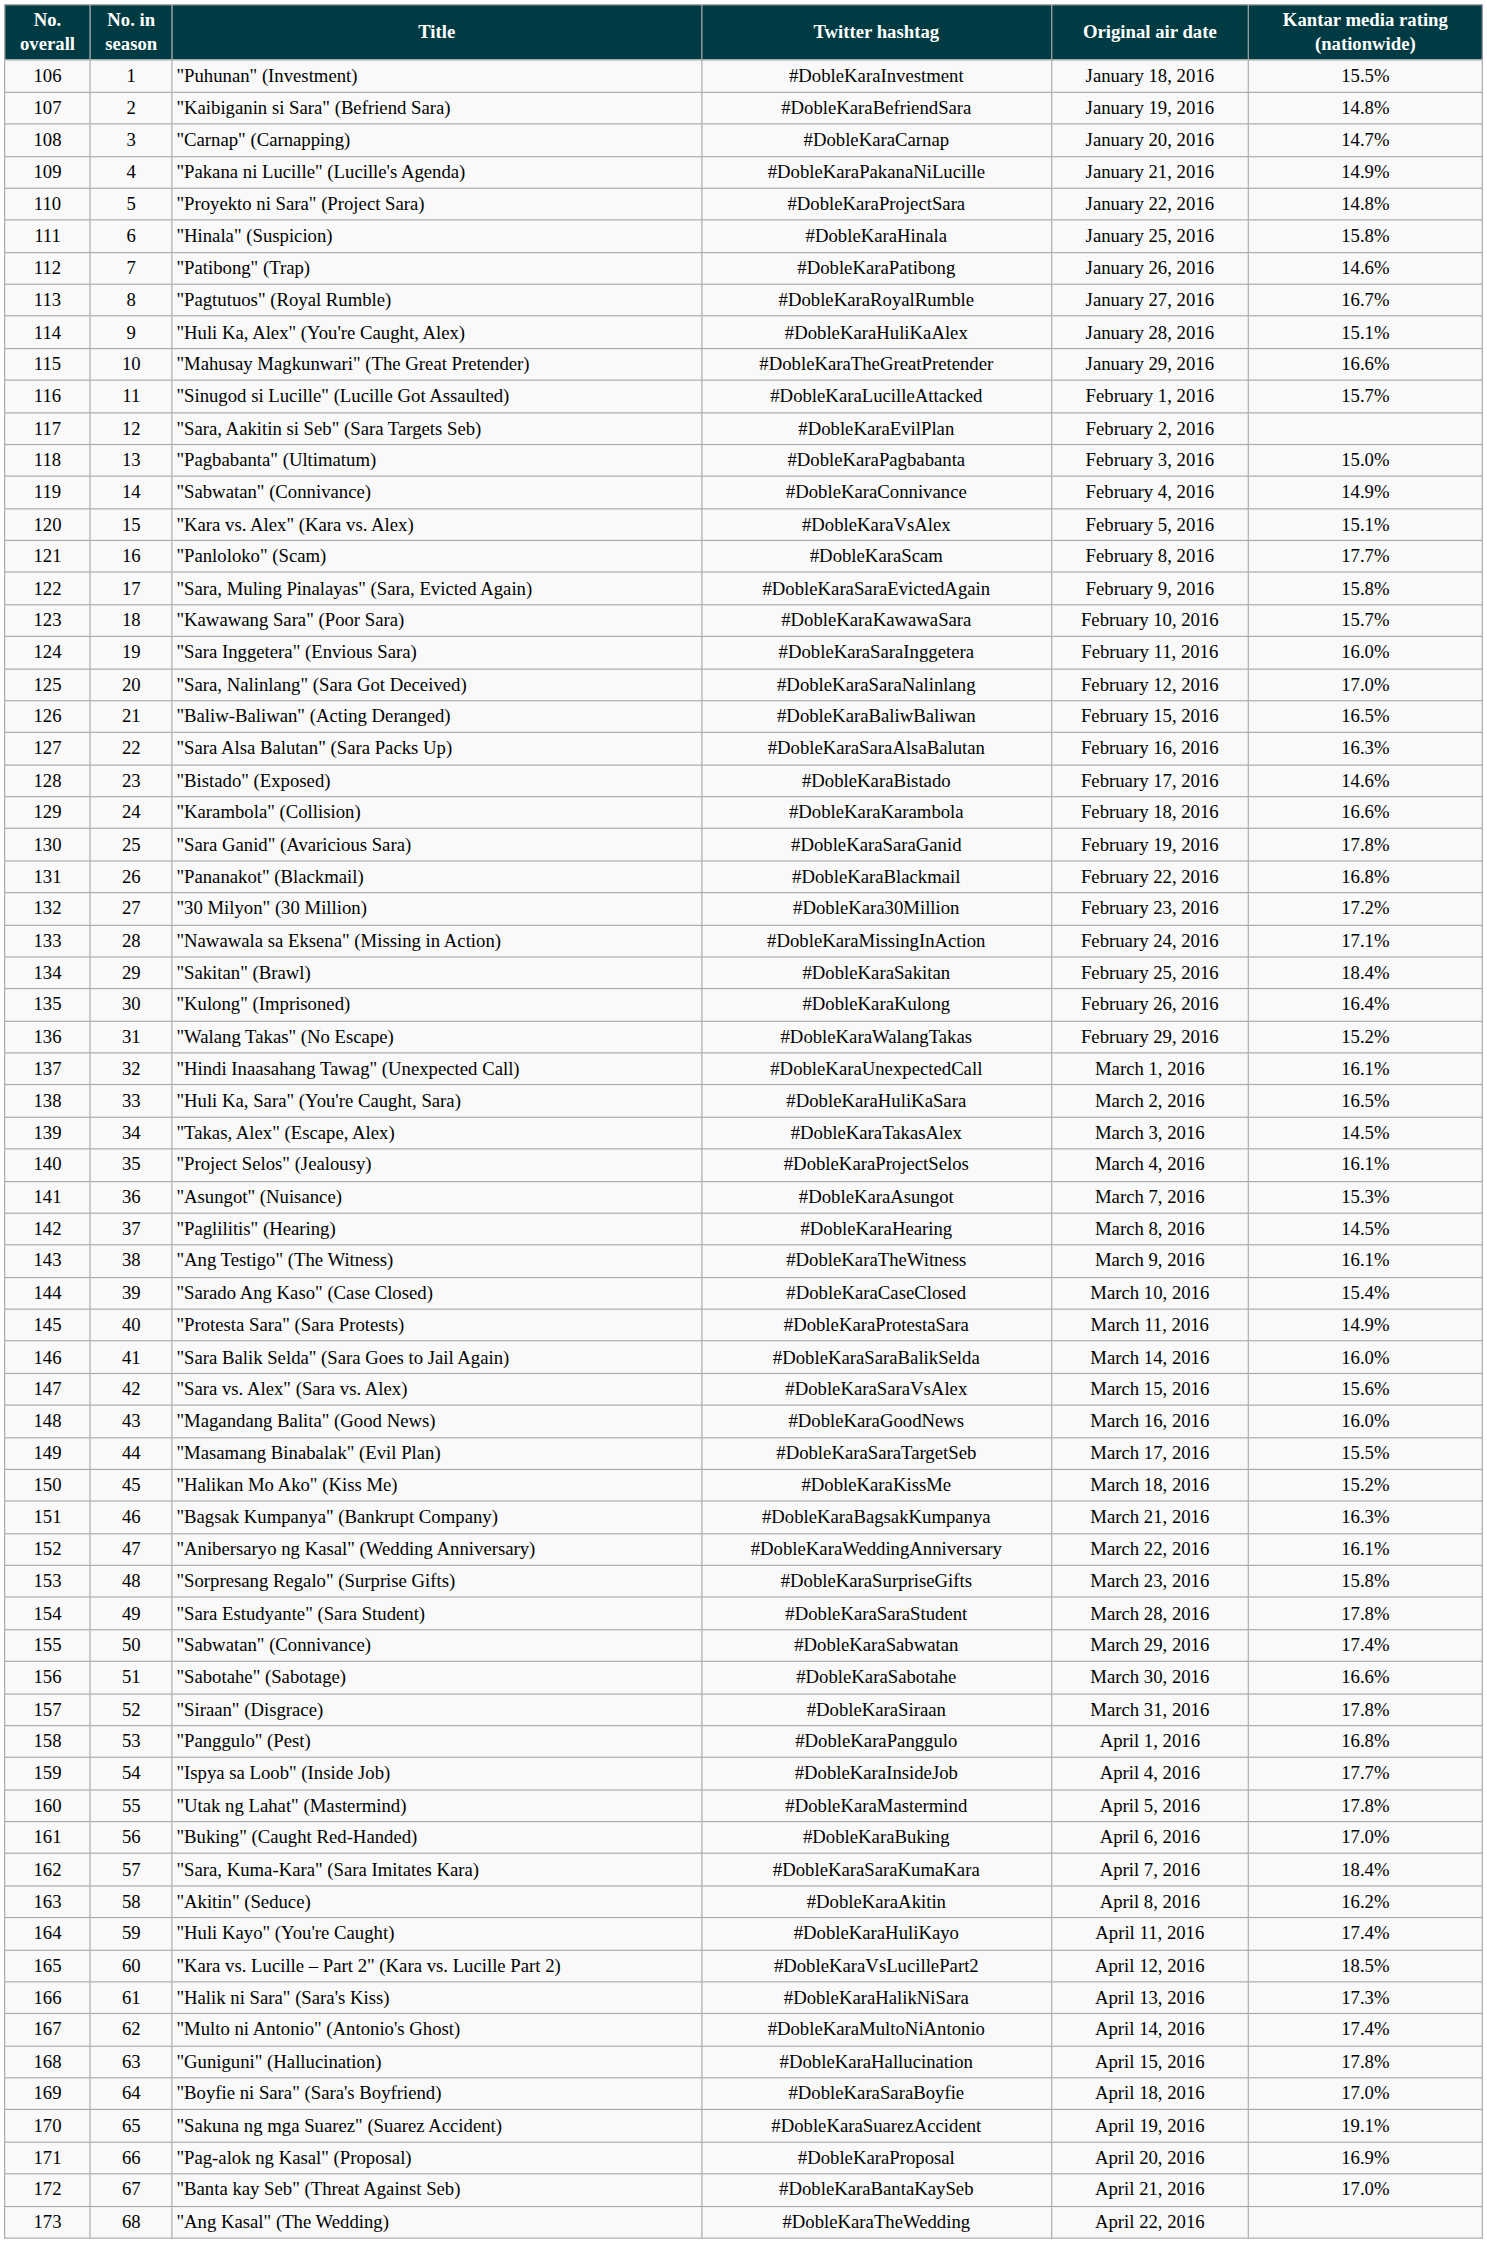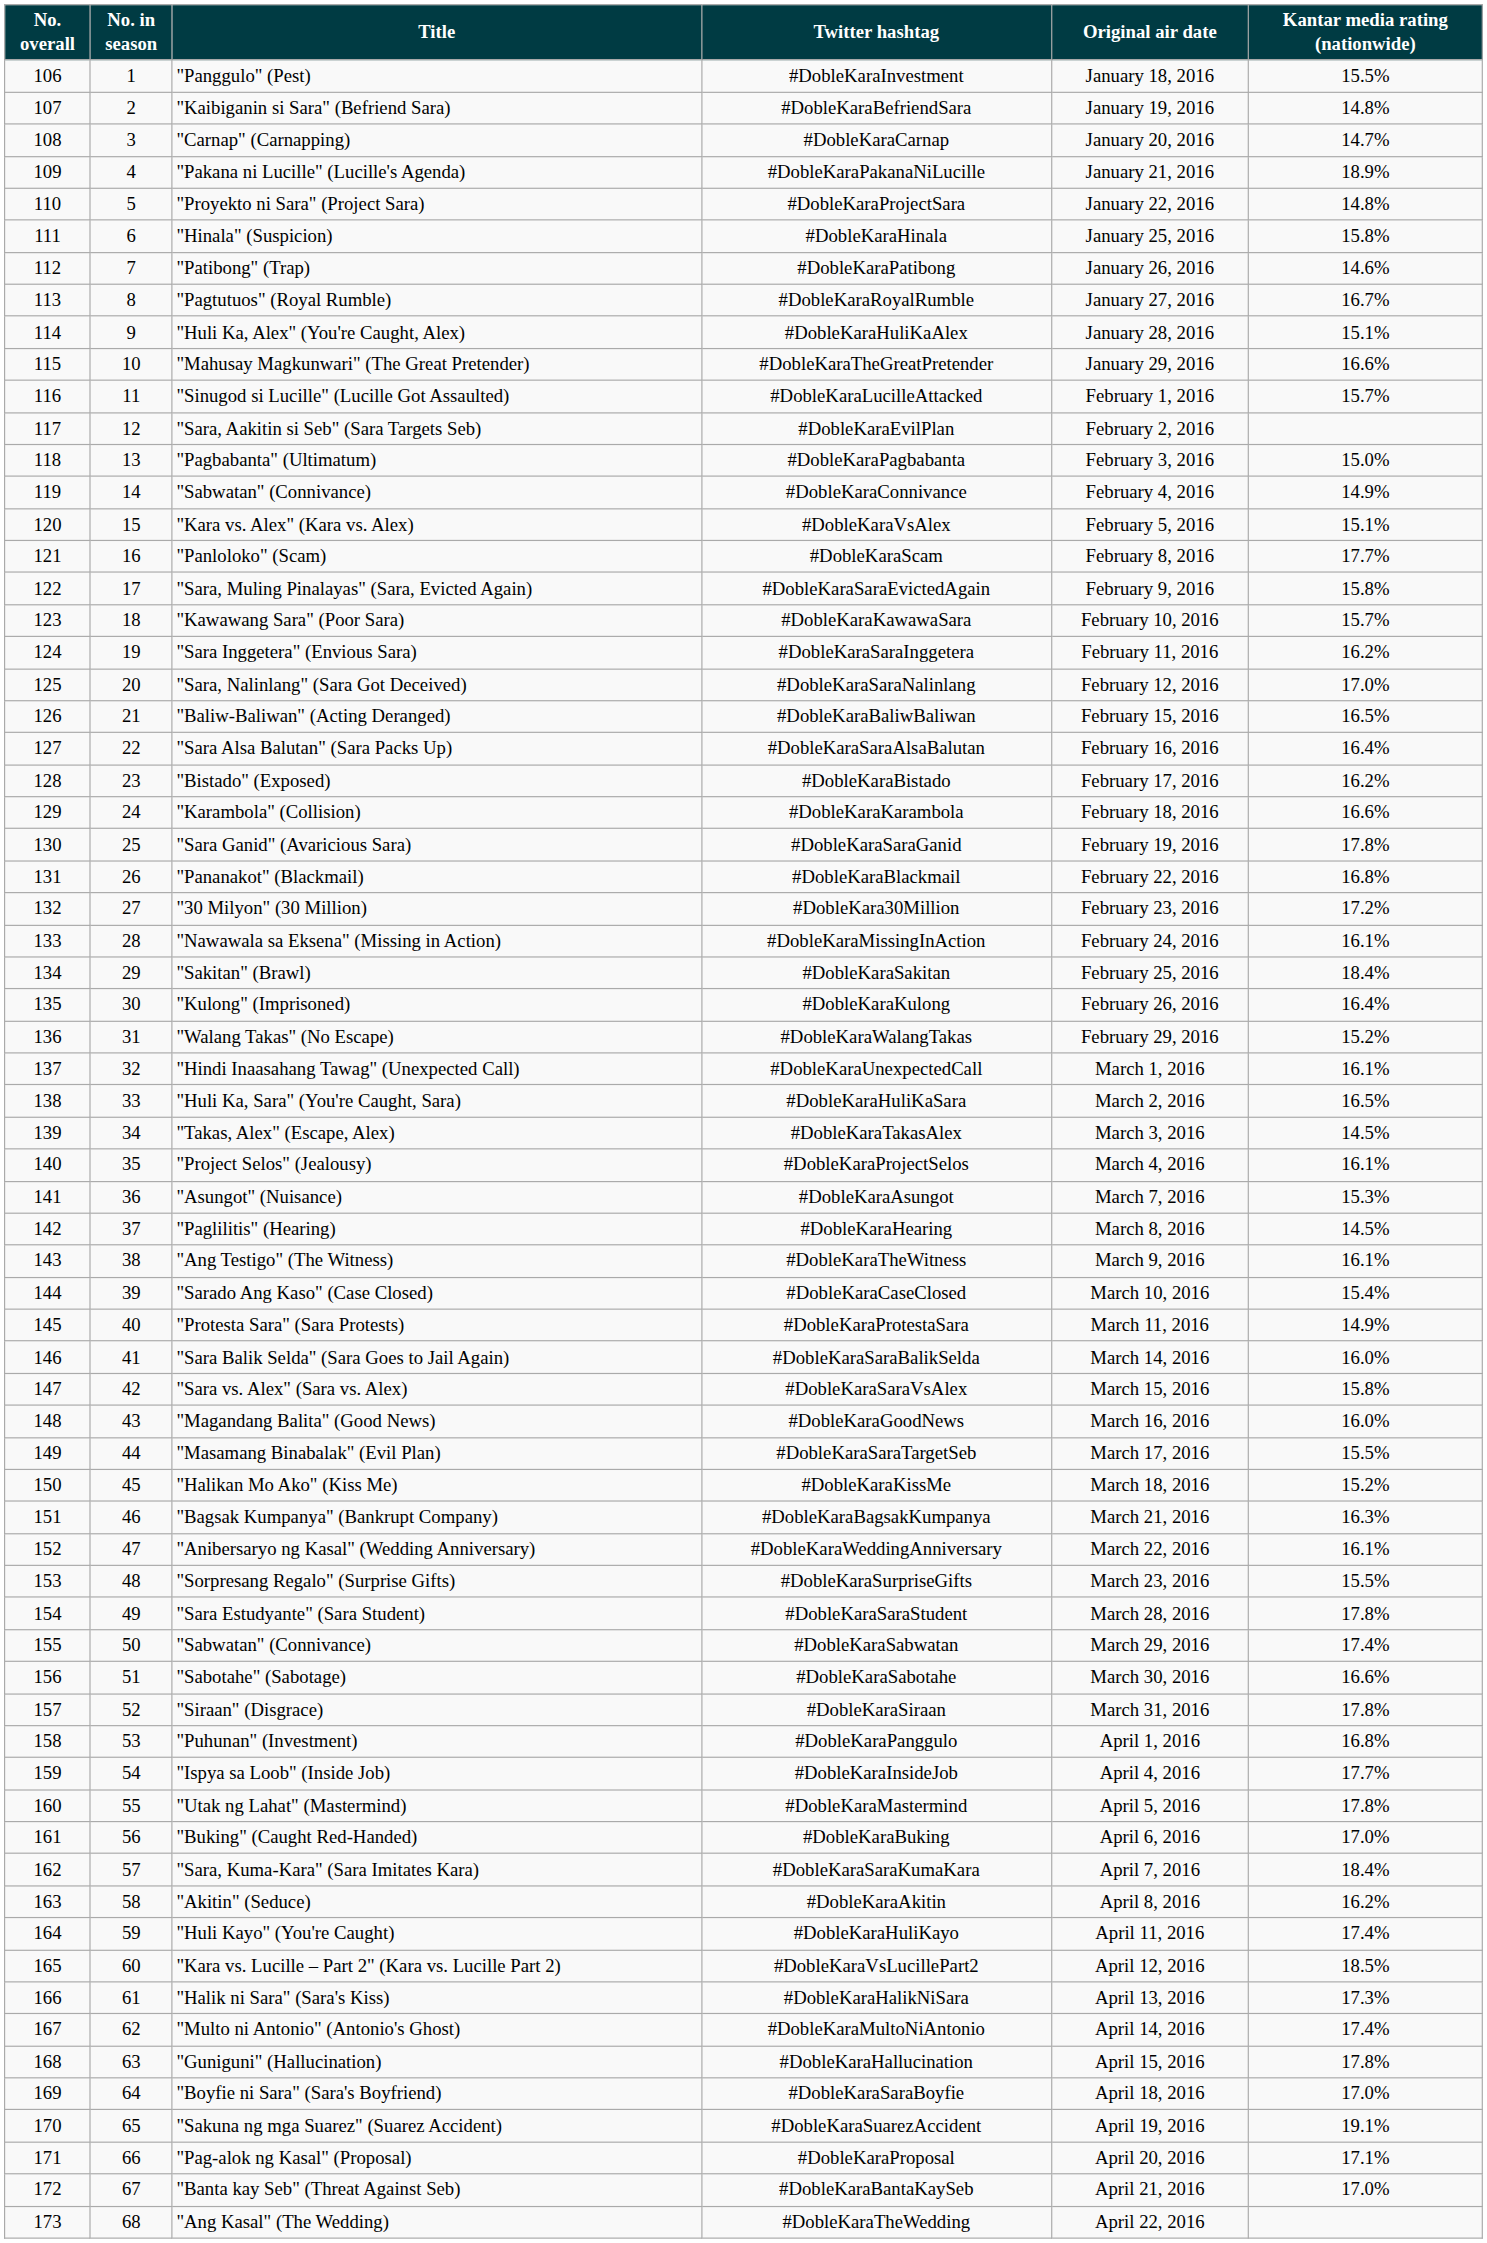(267, 75) "Puhunan" (Investment) -> (244, 75) "Panggulo" (Pest)
(1365, 172) 14.9% -> (1365, 172) 18.9%
(1365, 652) 16.0% -> (1365, 652) 16.2%
(1365, 748) 16.3% -> (1365, 748) 16.4%
(1365, 780) 14.6% -> (1365, 780) 16.2%
(1365, 940) 17.1% -> (1365, 940) 16.1%
(1365, 1389) 15.6% -> (1365, 1389) 15.8%
(1365, 1581) 15.8% -> (1365, 1581) 15.5%
(244, 1741) "Panggulo" (Pest) -> (267, 1741) "Puhunan" (Investment)
(1365, 2157) 16.9% -> (1365, 2157) 17.1%
